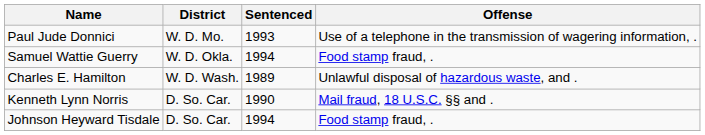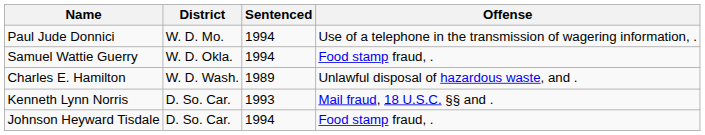(260, 36) 1993 -> (260, 36) 1994
(260, 99) 1990 -> (260, 99) 1993
